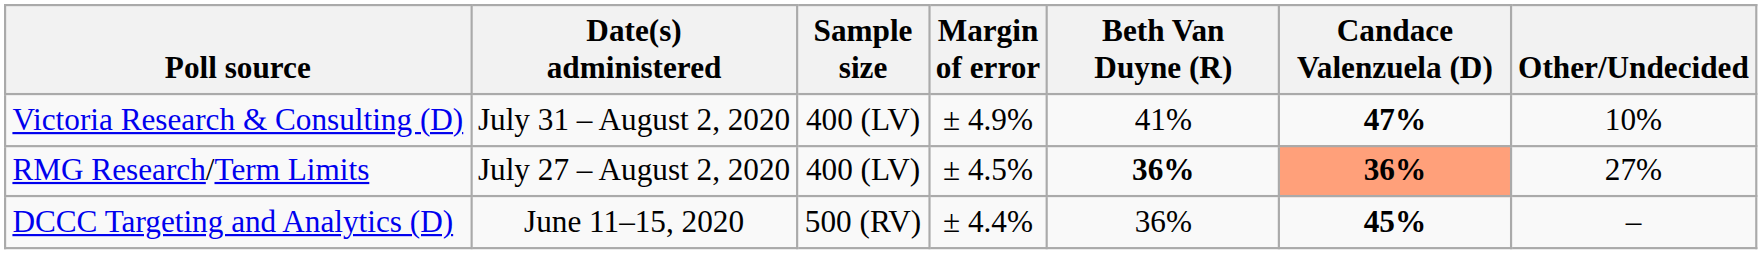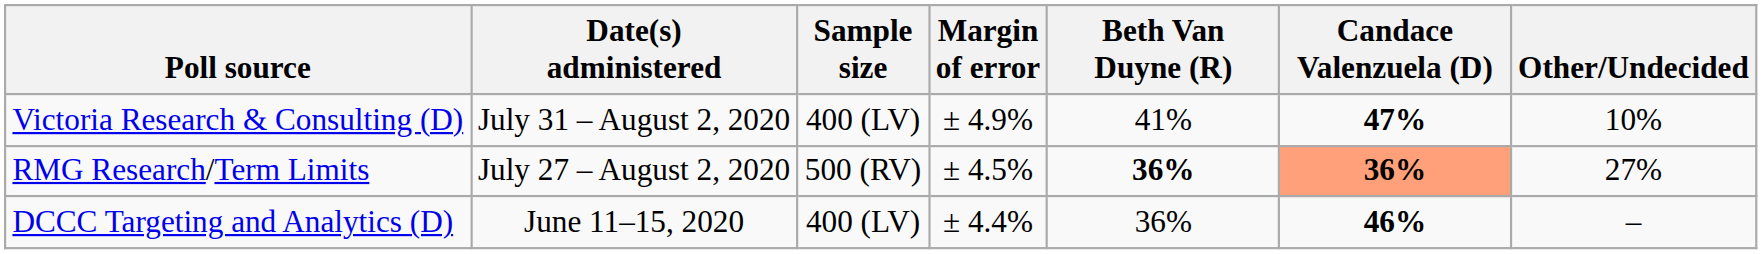(863, 170) 400 (LV) -> (863, 170) 500 (RV)
(863, 222) 500 (RV) -> (863, 222) 400 (LV)
(1395, 222) 45% -> (1395, 222) 46%
